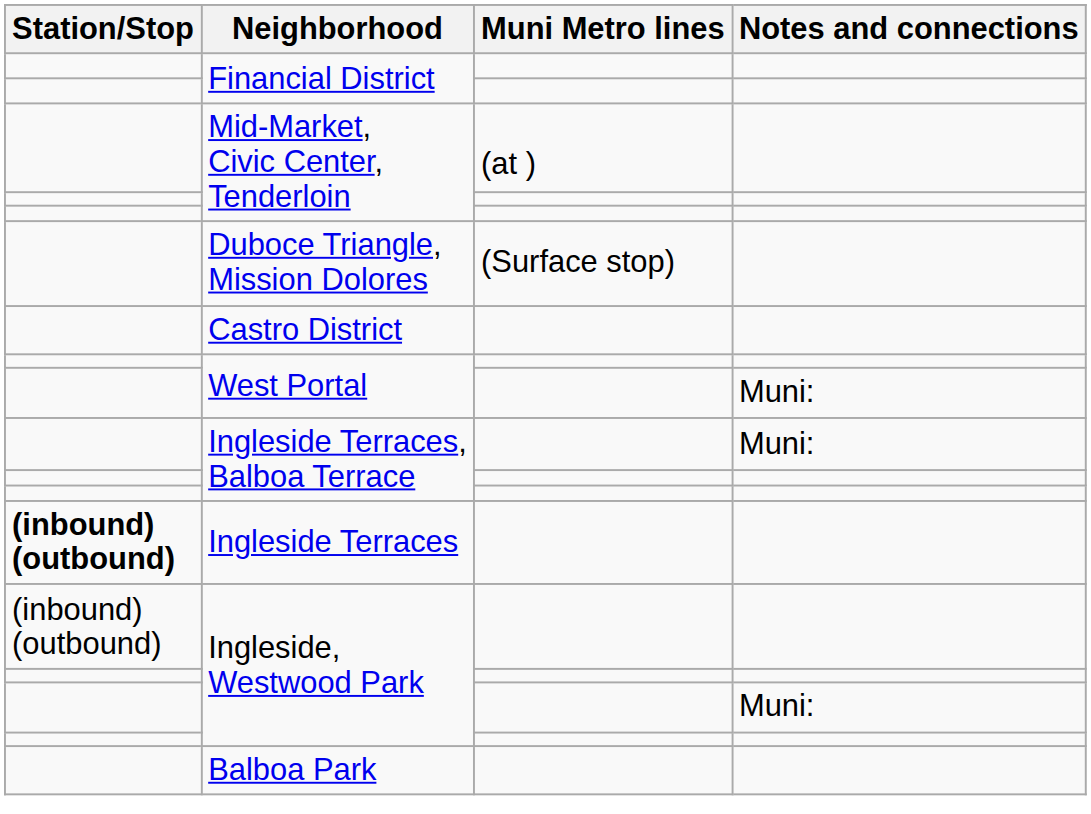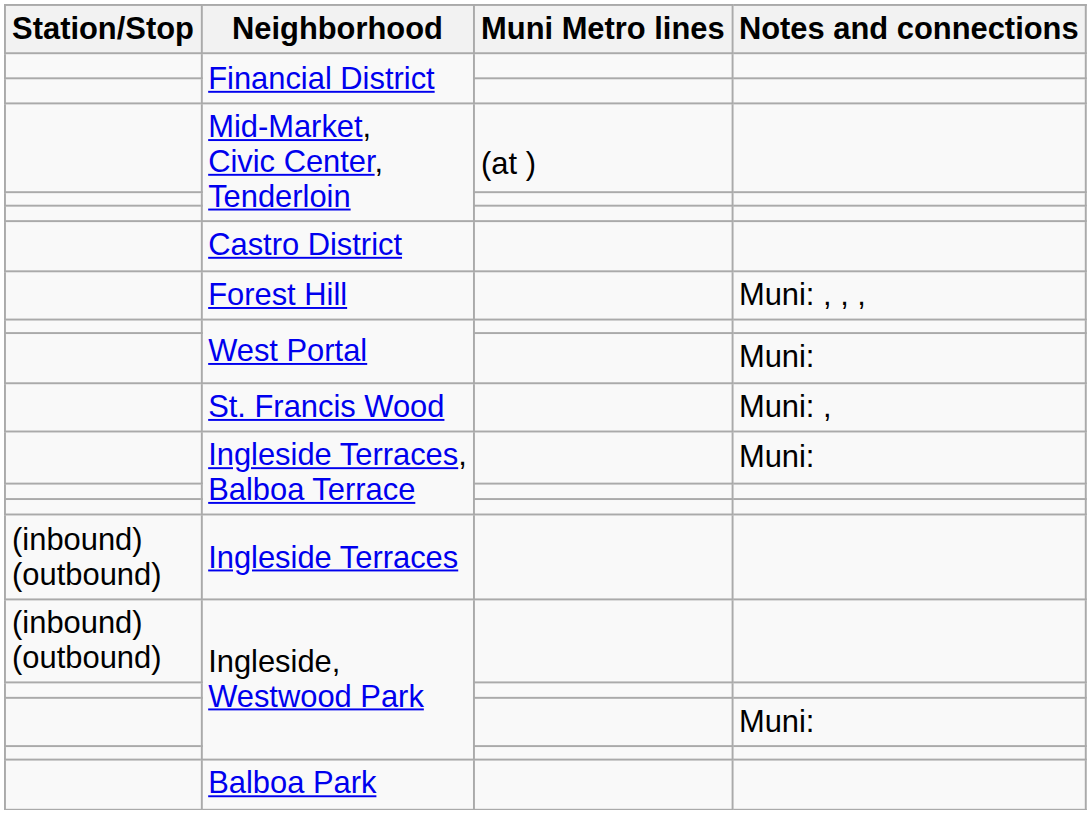- row: (325, 262)
+ row: (278, 294)
+ row: (326, 406)
(94, 542) bold -> (87, 556) normal
